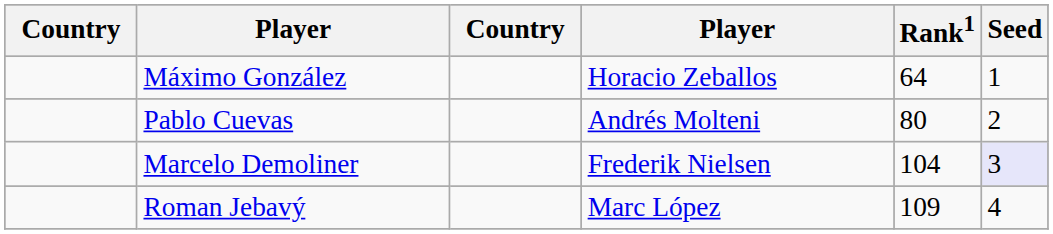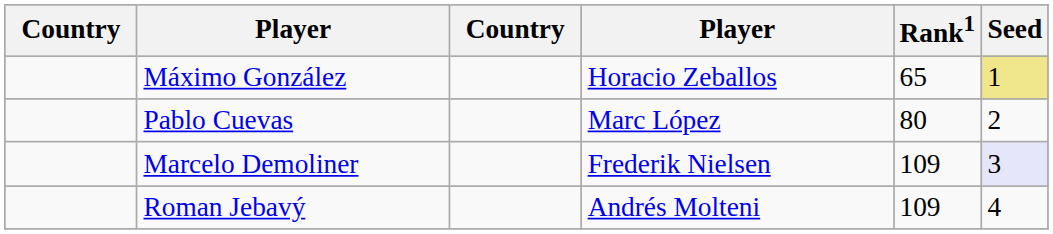(913, 76) 64 -> (913, 76) 65
(994, 76) no background -> (994, 76) khaki background
(674, 120) Andrés Molteni -> (654, 120) Marc López
(920, 163) 104 -> (920, 163) 109
(654, 207) Marc López -> (674, 207) Andrés Molteni
